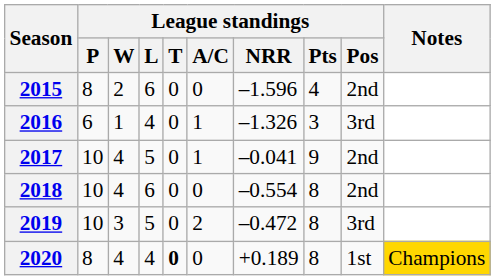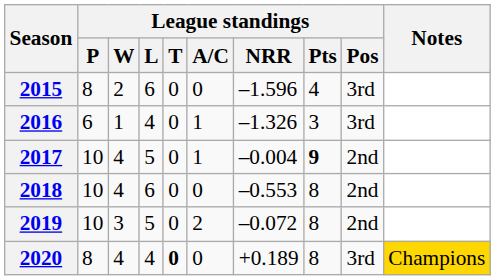(363, 88) 2nd -> (361, 88) 3rd
(268, 156) –0.041 -> (268, 156) –0.004
(314, 156) normal -> (314, 156) bold
(268, 190) –0.554 -> (268, 190) –0.553
(268, 223) –0.472 -> (268, 223) –0.072
(361, 223) 3rd -> (363, 223) 2nd
(359, 257) 1st -> (361, 257) 3rd
